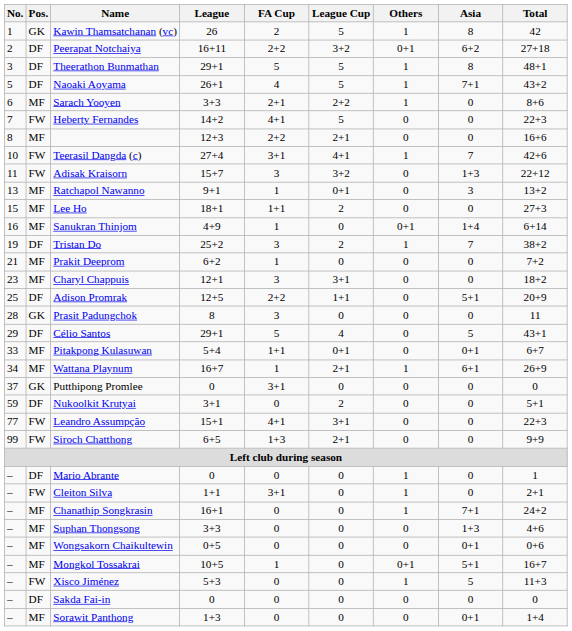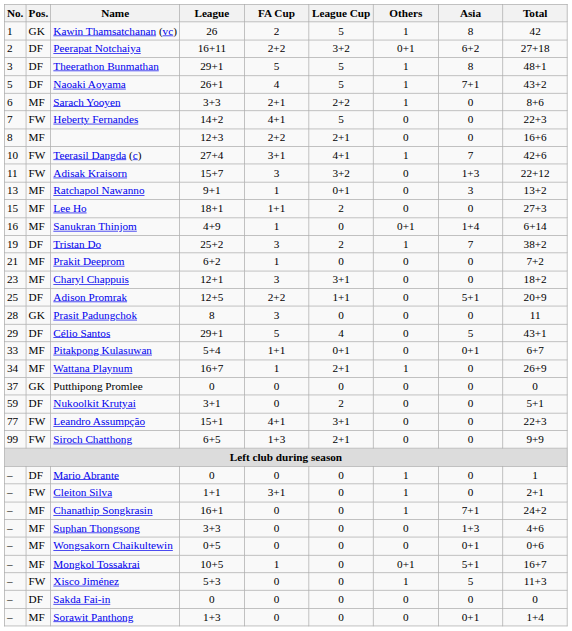(470, 368) 6+1 -> (470, 368) 0
(276, 386) 3+1 -> (276, 386) 0
